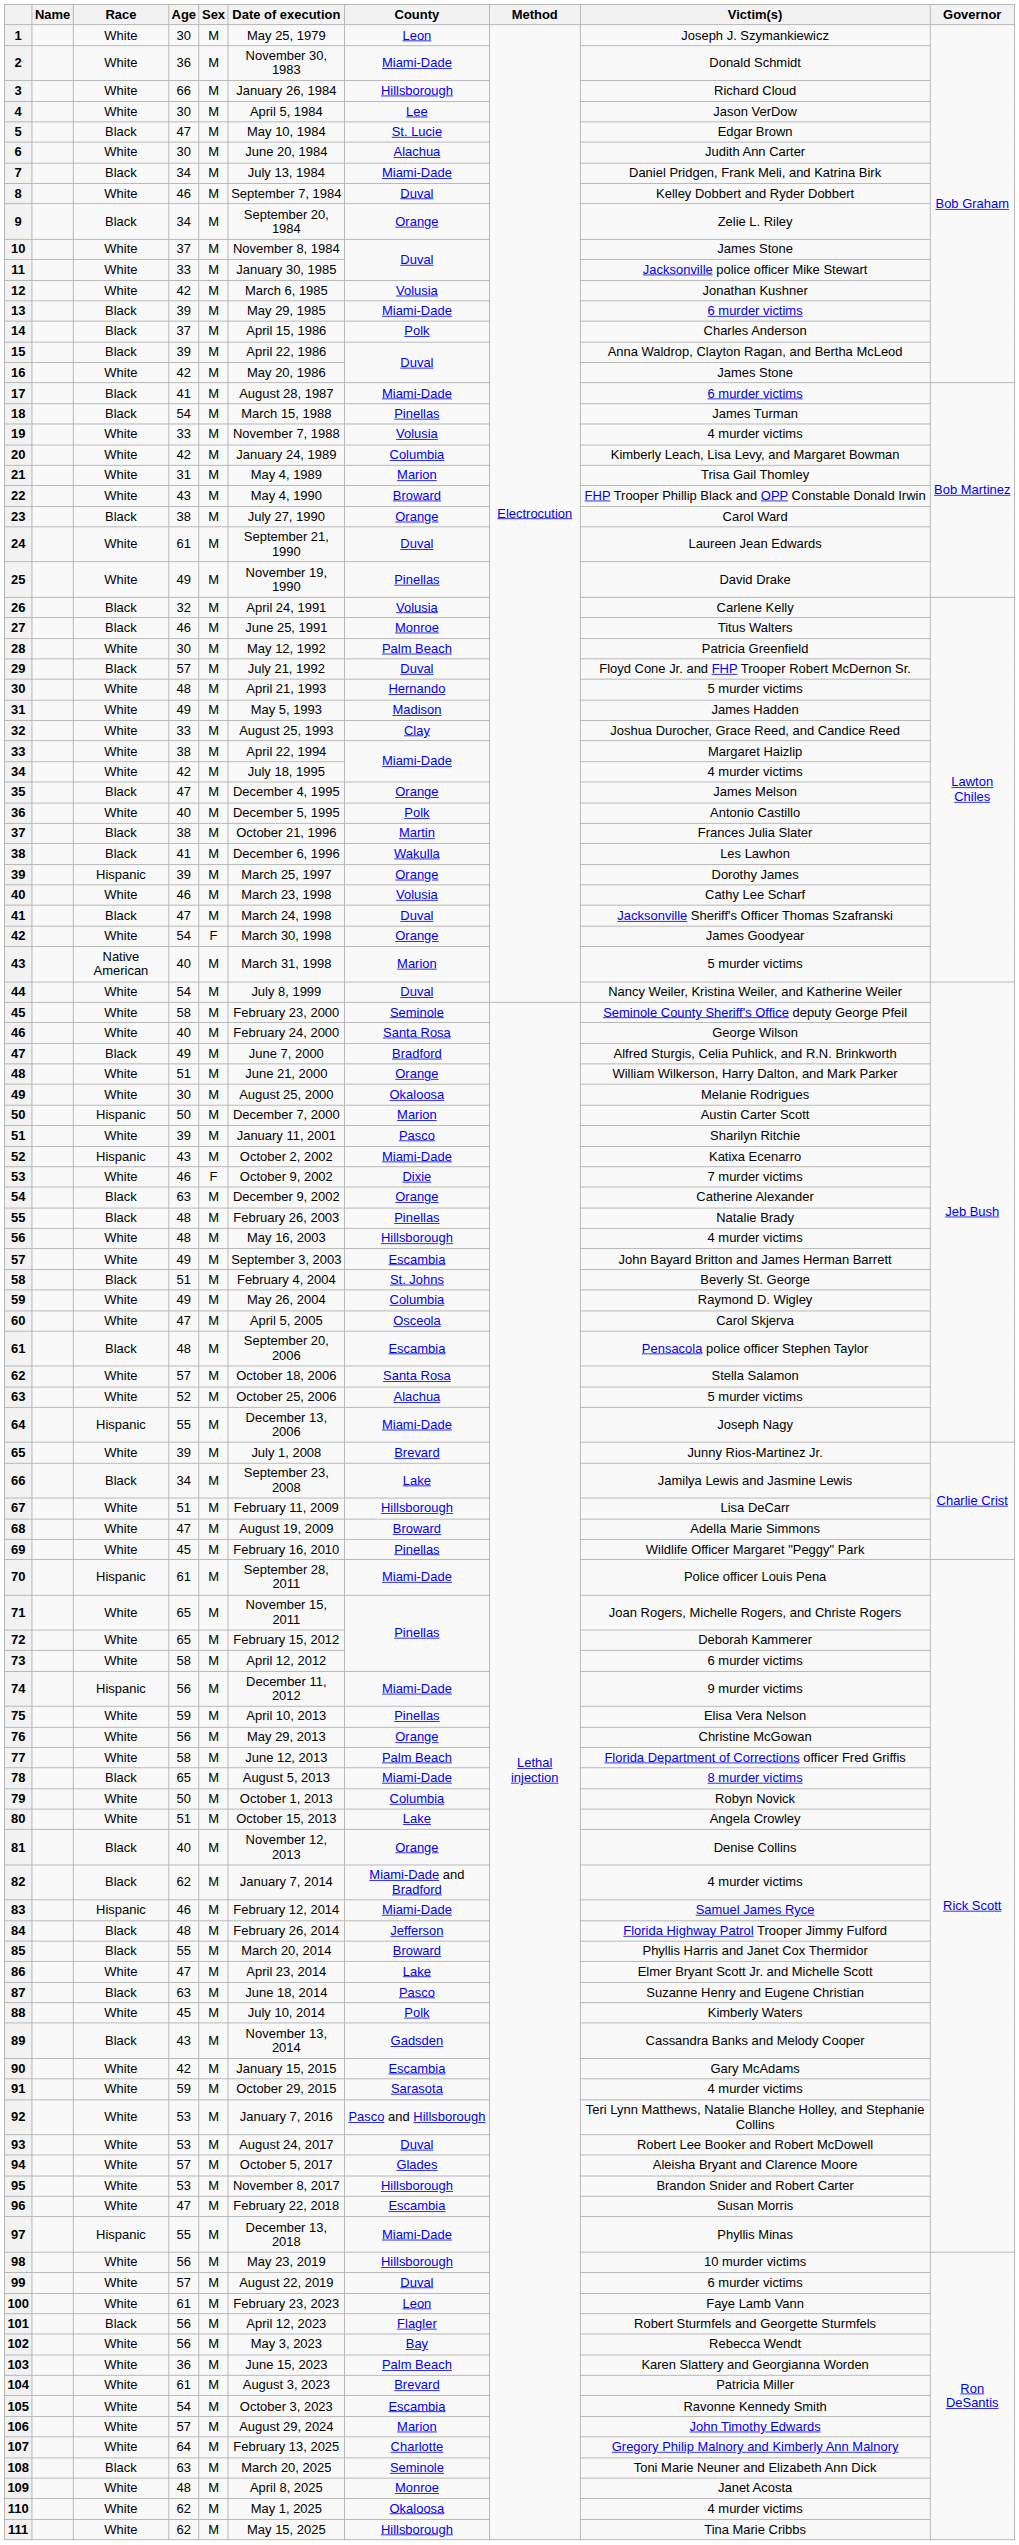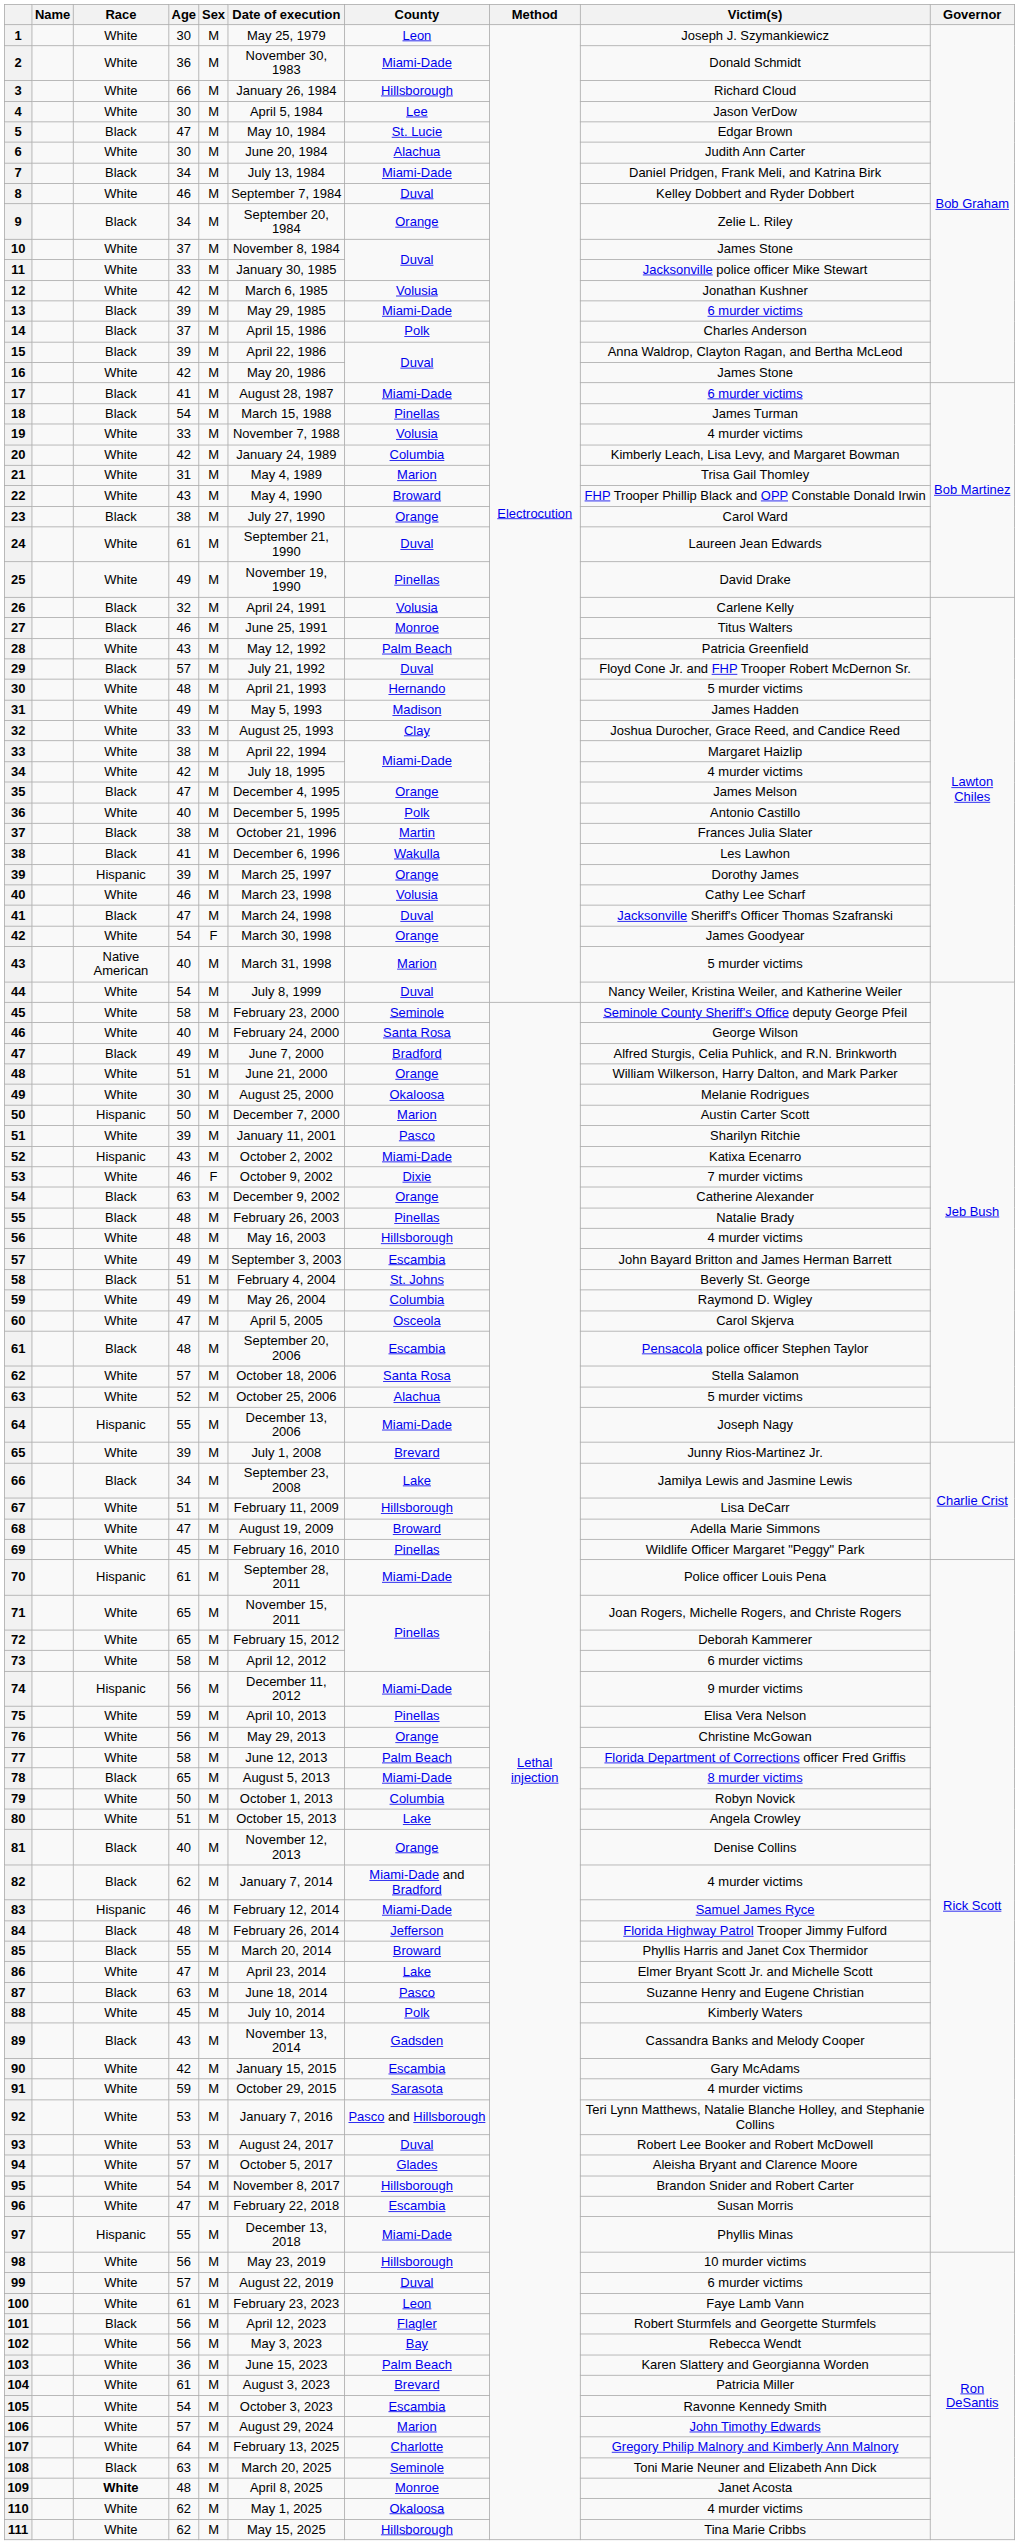(184, 648) 30 -> (184, 648) 43
(184, 2186) 53 -> (184, 2186) 54
(121, 2488) normal -> (121, 2488) bold
